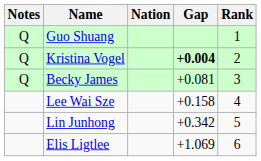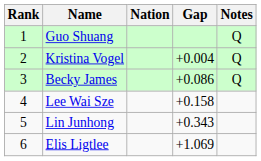columns swapped: (237, 15) <-> (24, 15)
(196, 58) bold -> (195, 58) normal
(196, 79) +0.081 -> (195, 79) +0.086
(196, 123) +0.342 -> (195, 123) +0.343
